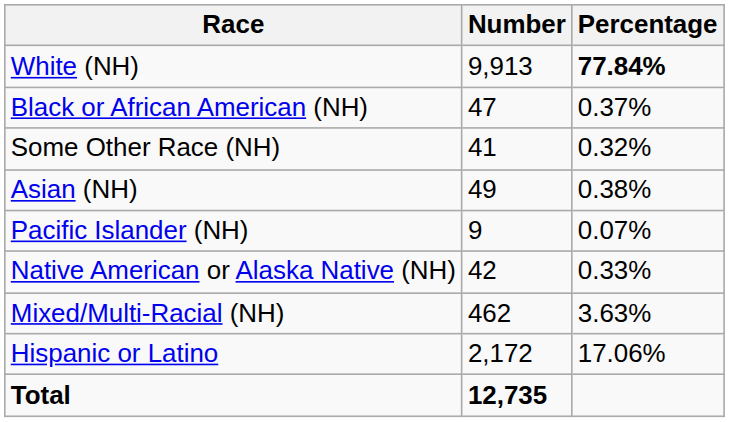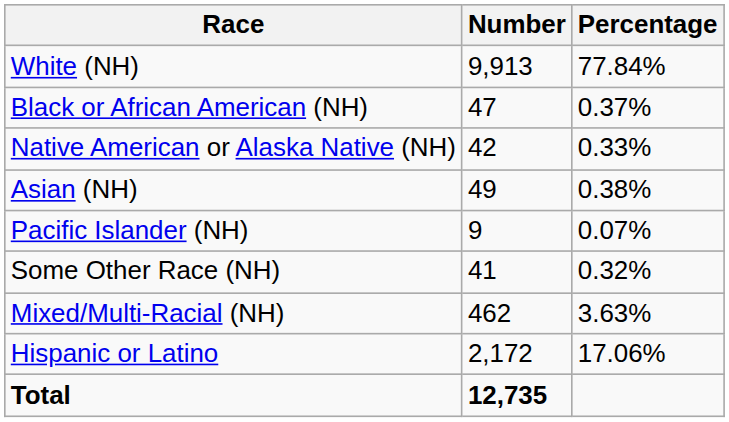(622, 66) bold -> (622, 66) normal
rows swapped: (233, 271) <-> (145, 148)
